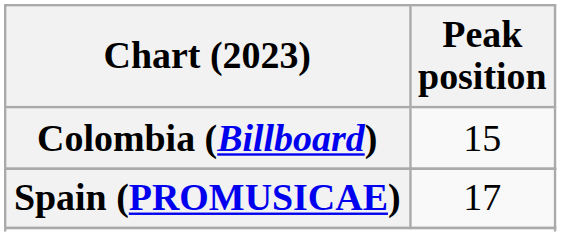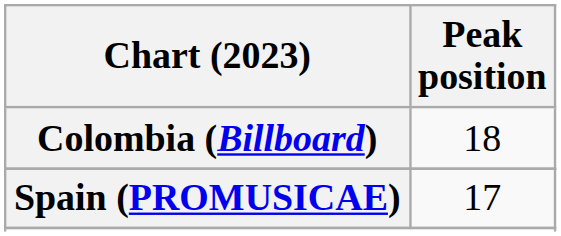(482, 137) 15 -> (482, 137) 18
